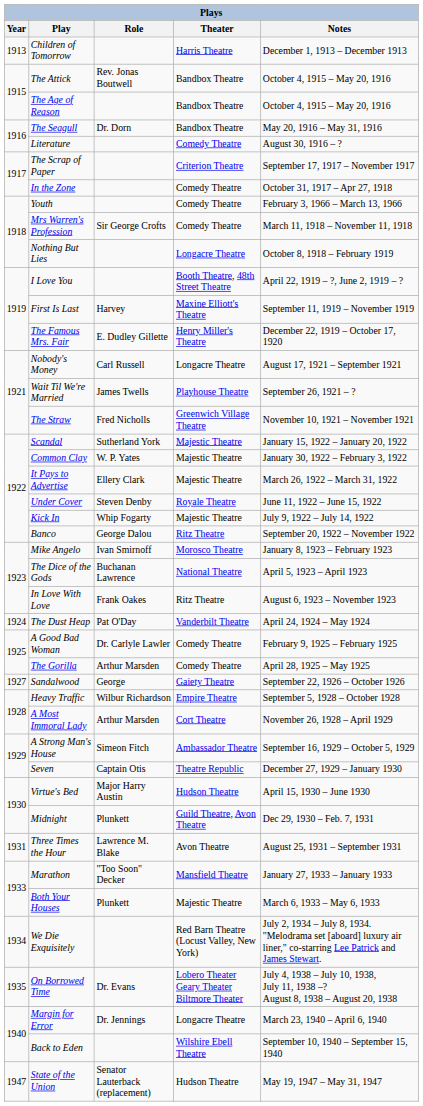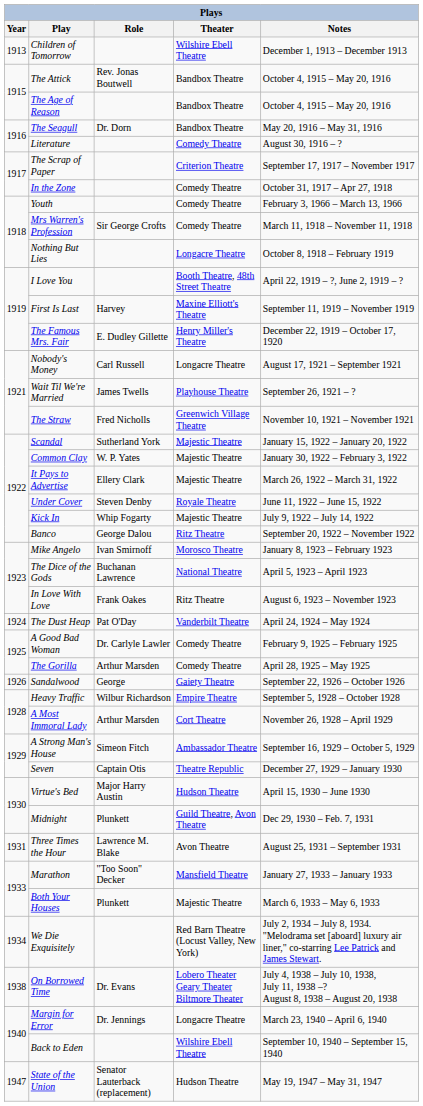(204, 51) Harris Theatre -> (204, 51) Wilshire Ebell Theatre
(16, 682) 1927 -> (16, 682) 1926
(16, 987) 1935 -> (16, 987) 1938
